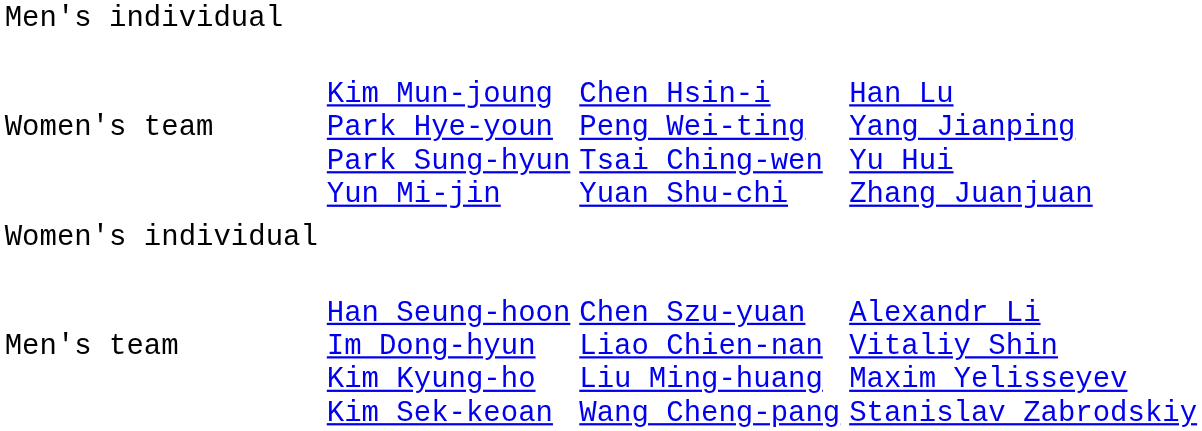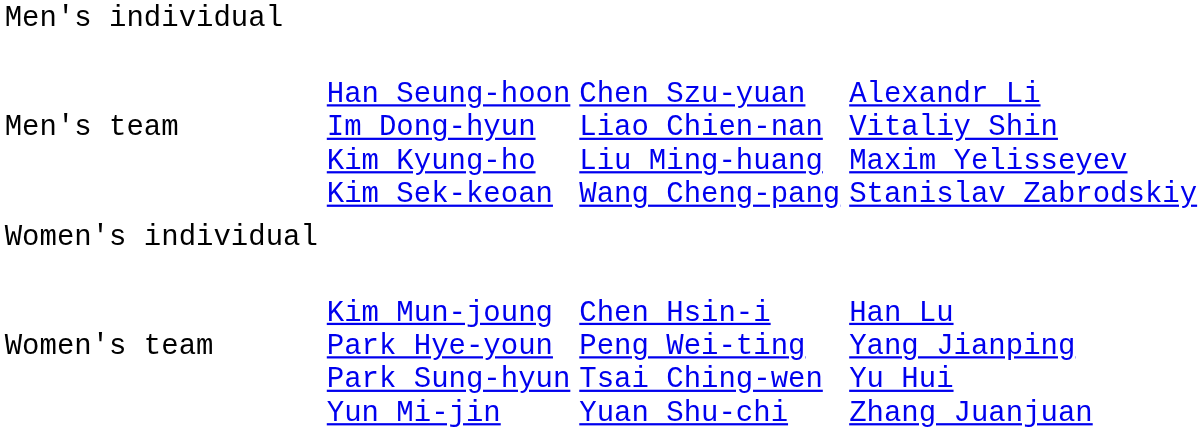rows swapped: (92, 346) <-> (109, 128)
